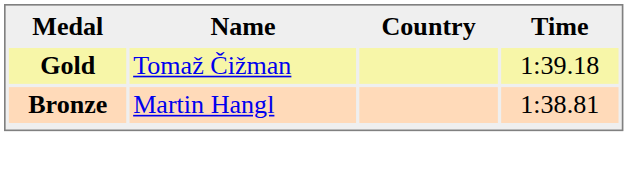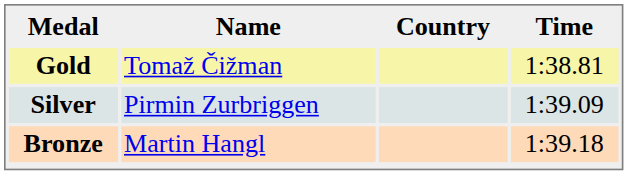(560, 65) 1:39.18 -> (564, 65) 1:38.81
+ row: (63, 104)
(560, 104) 1:38.81 -> (564, 143) 1:39.18
